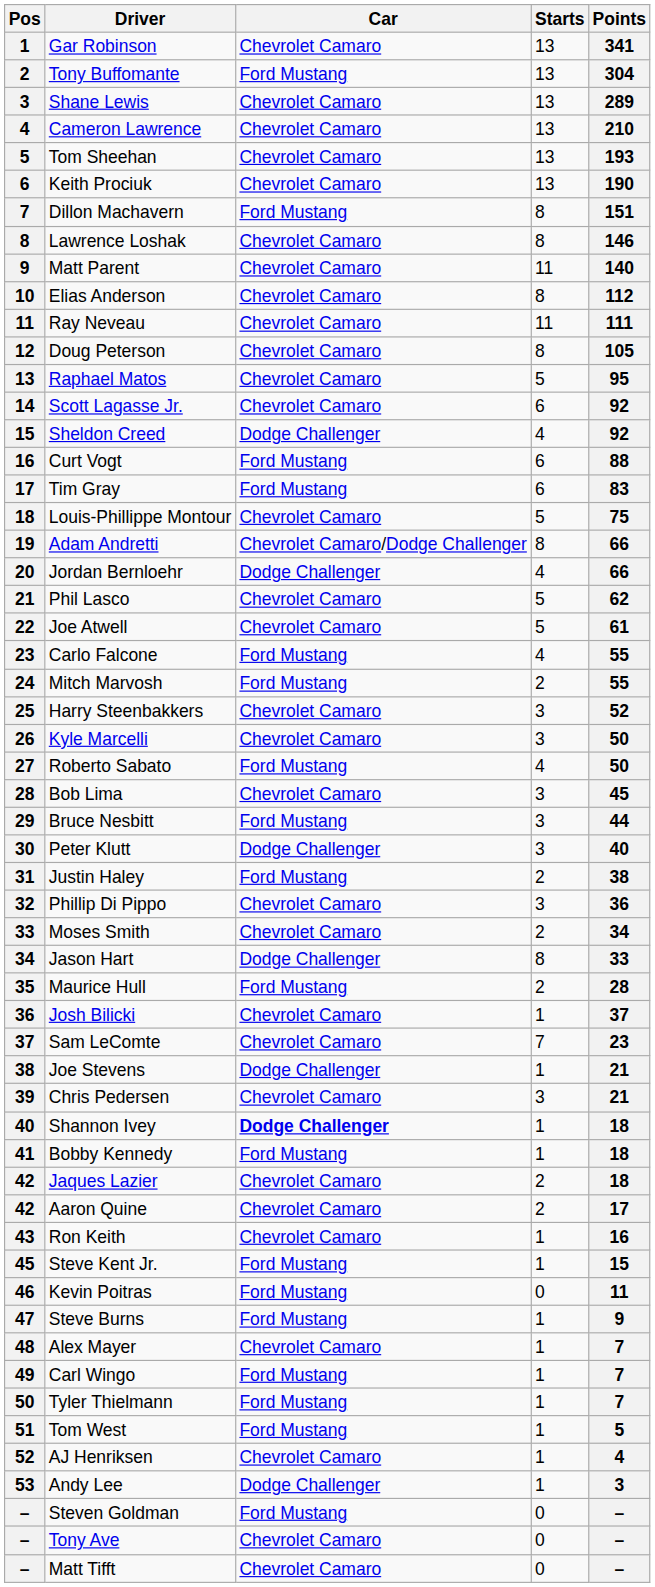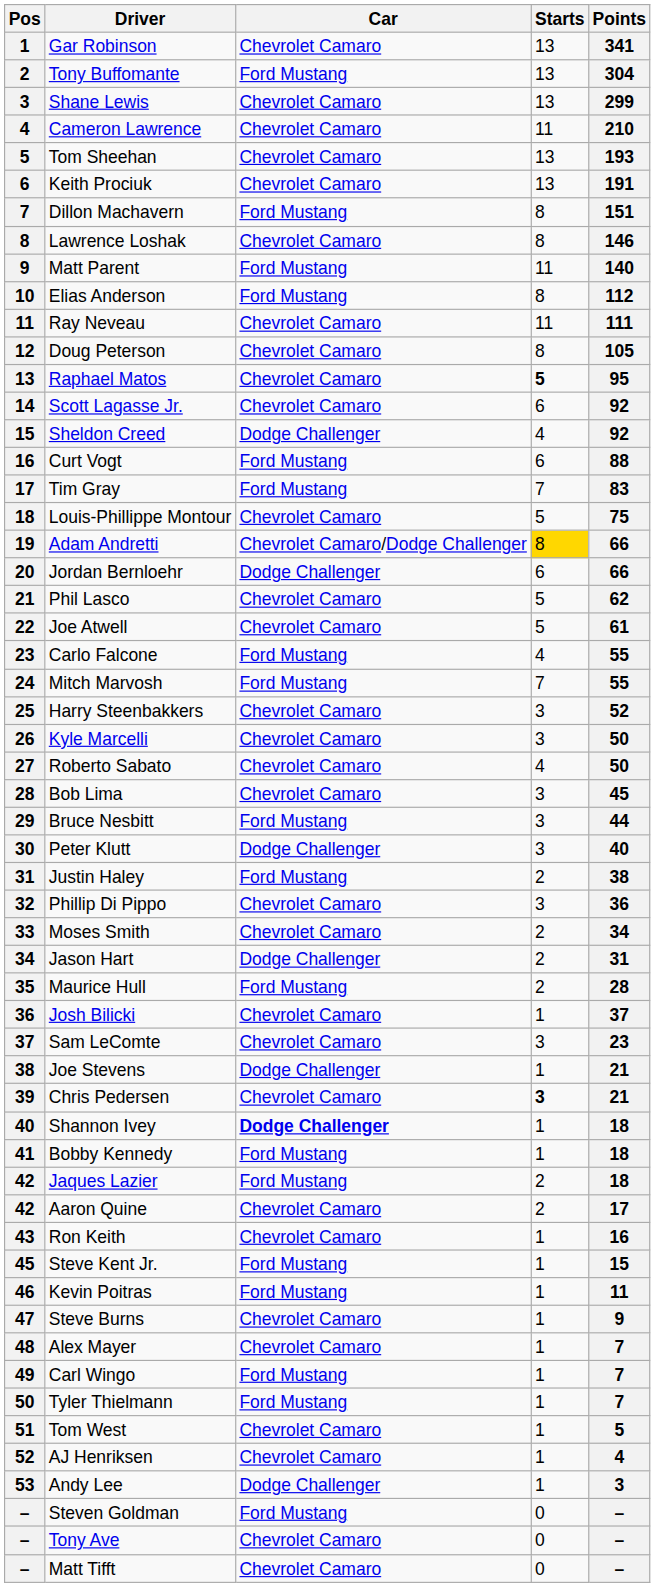(619, 102) 289 -> (619, 102) 299
(545, 129) 13 -> (544, 129) 11
(619, 185) 190 -> (619, 185) 191
(310, 268) Chevrolet Camaro -> (293, 268) Ford Mustang
(310, 295) Chevrolet Camaro -> (293, 295) Ford Mustang
(540, 378) normal -> (540, 378) bold
(540, 489) 6 -> (540, 489) 7
(540, 544) no background -> (540, 544) gold background
(540, 572) 4 -> (540, 572) 6
(540, 683) 2 -> (540, 683) 7
(293, 766) Ford Mustang -> (310, 766) Chevrolet Camaro
(540, 959) 8 -> (540, 959) 2
(619, 959) 33 -> (619, 959) 31
(540, 1042) 7 -> (540, 1042) 3
(540, 1098) normal -> (540, 1098) bold
(310, 1181) Chevrolet Camaro -> (293, 1181) Ford Mustang
(540, 1292) 0 -> (540, 1292) 1
(293, 1319) Ford Mustang -> (310, 1319) Chevrolet Camaro
(293, 1430) Ford Mustang -> (310, 1430) Chevrolet Camaro
